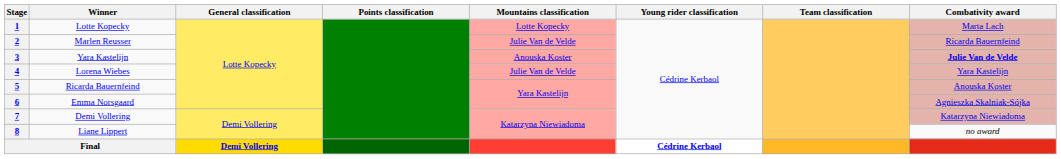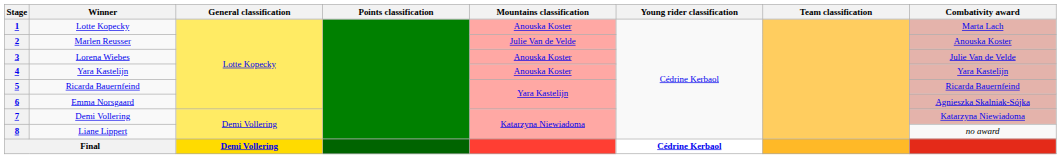(543, 27) Lotte Kopecky -> (543, 27) Anouska Koster
(983, 42) Ricarda Bauernfeind -> (983, 42) Anouska Koster
(103, 57) Yara Kastelijn -> (103, 57) Lorena Wiebes
(983, 57) bold -> (983, 57) normal
(103, 72) Lorena Wiebes -> (103, 72) Yara Kastelijn
(543, 72) Julie Van de Velde -> (543, 72) Anouska Koster
(983, 87) Anouska Koster -> (983, 87) Ricarda Bauernfeind
